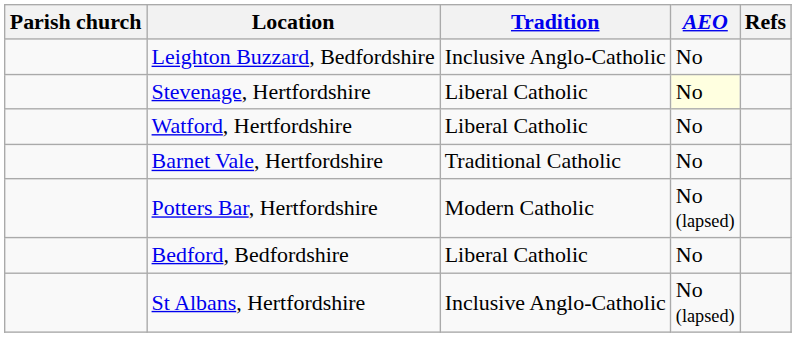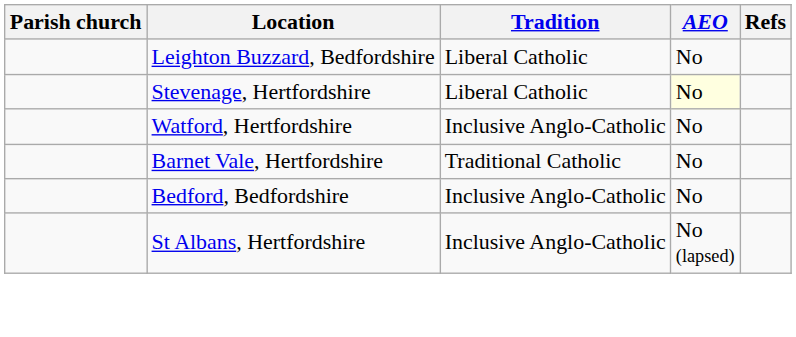(555, 56) Inclusive Anglo-Catholic -> (516, 56) Liberal Catholic
(516, 126) Liberal Catholic -> (555, 126) Inclusive Anglo-Catholic
- row: (265, 208)
(516, 255) Liberal Catholic -> (555, 195) Inclusive Anglo-Catholic
